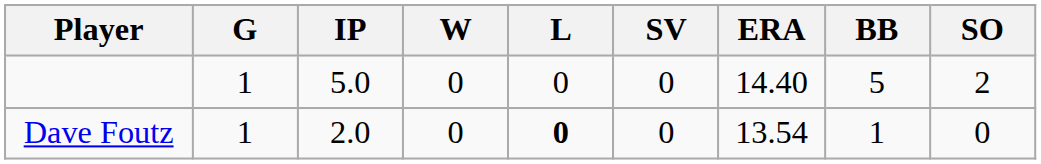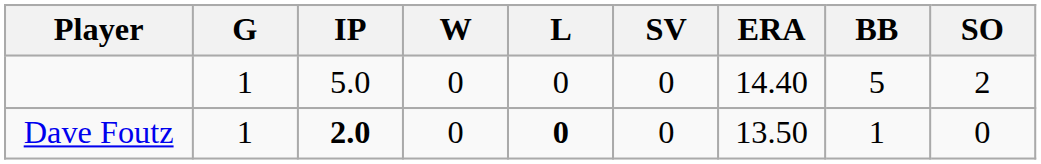(350, 132) normal -> (350, 132) bold
(772, 132) 13.54 -> (772, 132) 13.50
